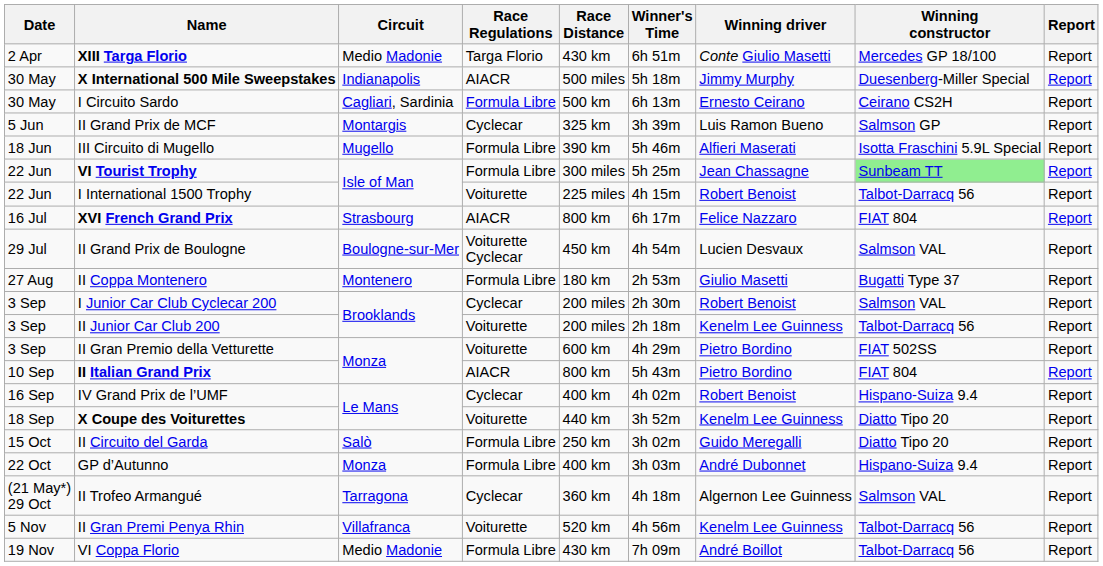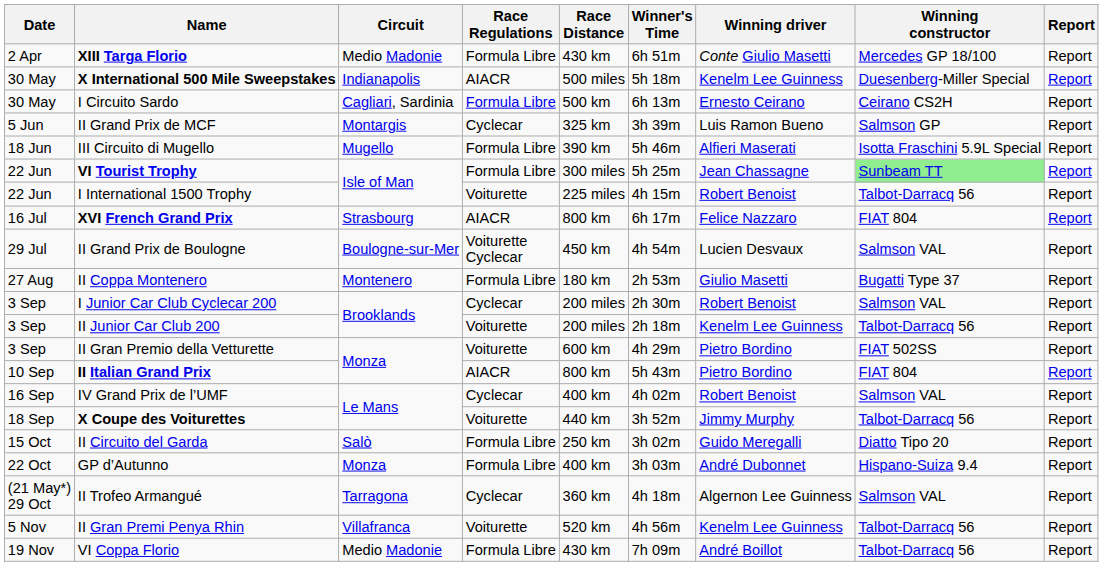(504, 56) Targa Florio -> (511, 56) Formula Libre
(747, 79) Jimmy Murphy -> (771, 79) Kenelm Lee Guinness
(918, 395) Hispano-Suiza 9.4 -> (902, 395) Salmson VAL
(771, 418) Kenelm Lee Guinness -> (747, 418) Jimmy Murphy
(904, 418) Diatto Tipo 20 -> (916, 418) Talbot-Darracq 56
